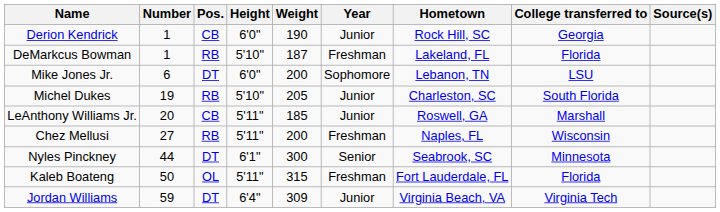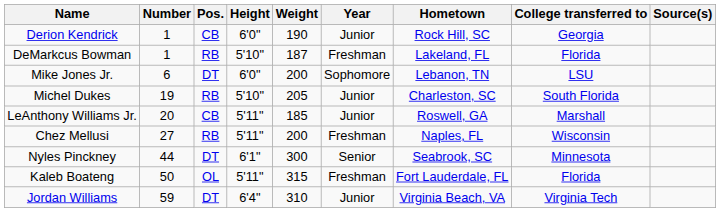(297, 197) 309 -> (297, 197) 310
